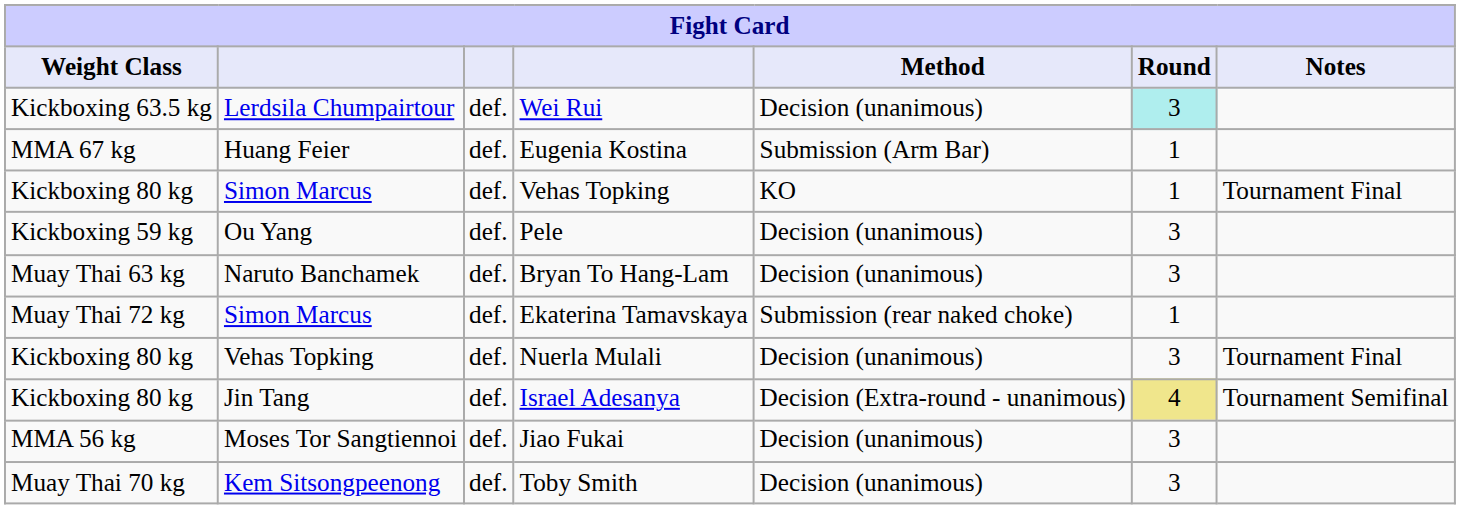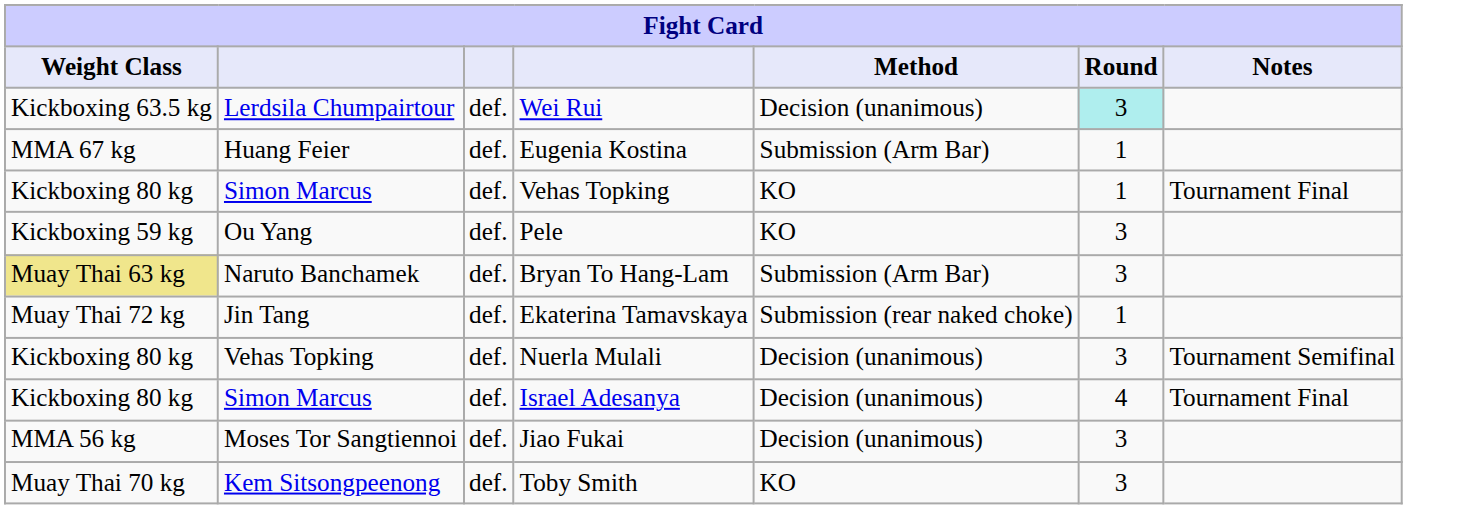(871, 232) Decision (unanimous) -> (778, 232) KO
(98, 274) no background -> (98, 274) khaki background
(871, 274) Decision (unanimous) -> (874, 274) Submission (Arm Bar)
(298, 315) Simon Marcus -> (267, 315) Jin Tang
(1312, 357) Tournament Final -> (1282, 357) Tournament Semifinal
(267, 399) Jin Tang -> (298, 399) Simon Marcus
(943, 399) Decision (Extra-round - unanimous) -> (871, 399) Decision (unanimous)
(1174, 399) khaki background -> (1121, 399) no background
(1336, 399) Tournament Semifinal -> (1259, 399) Tournament Final
(871, 482) Decision (unanimous) -> (778, 482) KO
